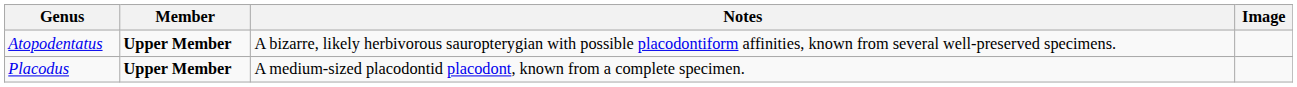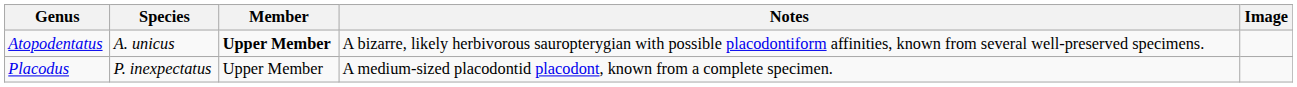+ column: (165, 17)
(178, 69) bold -> (273, 69) normal
